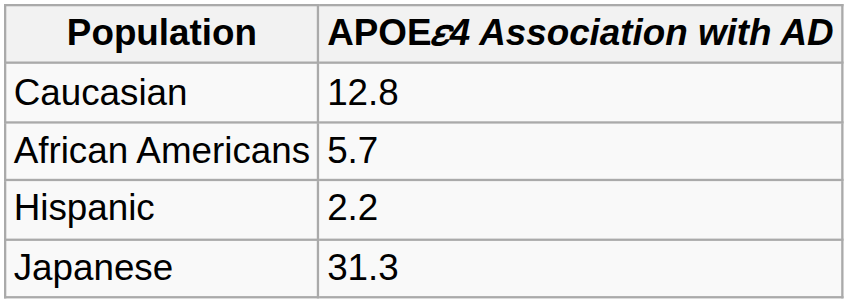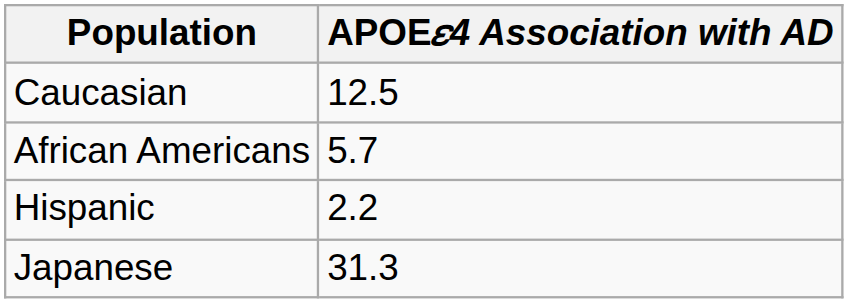(363, 92) 12.8 -> (363, 92) 12.5
